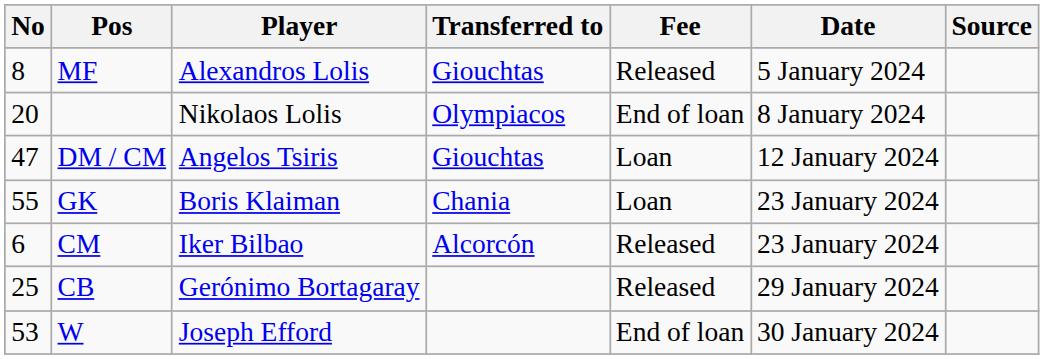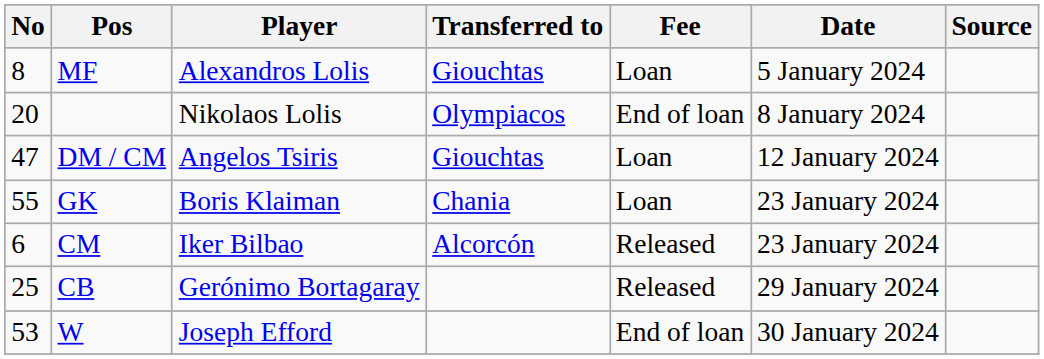(666, 69) Released -> (644, 69) Loan
